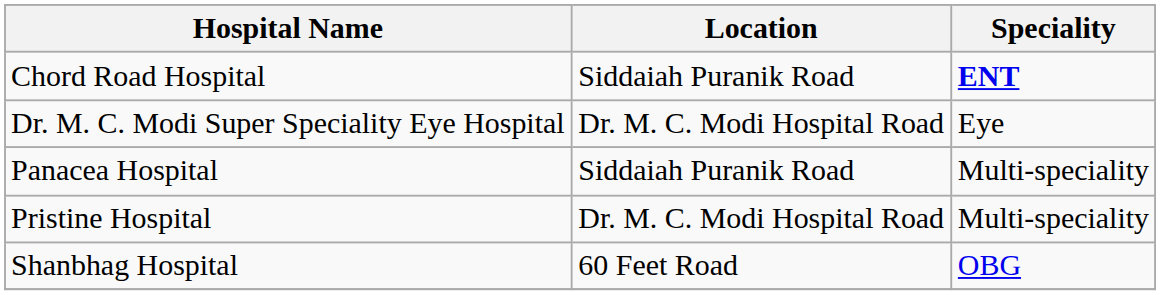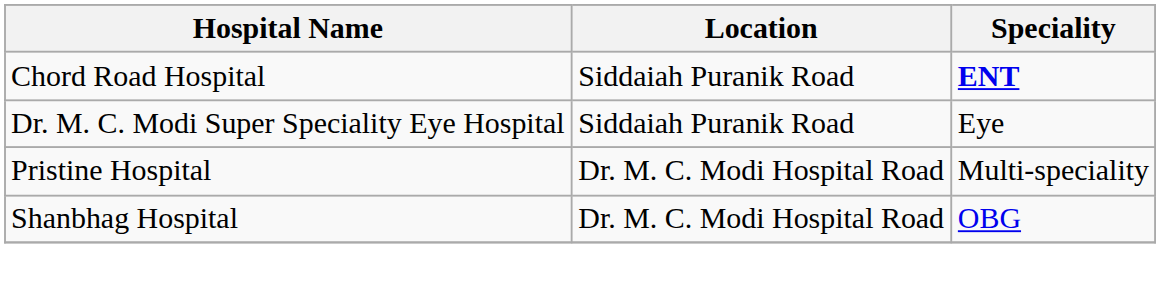(761, 123) Dr. M. C. Modi Hospital Road -> (716, 123) Siddaiah Puranik Road
- row: (115, 170)
(658, 265) 60 Feet Road -> (761, 218) Dr. M. C. Modi Hospital Road
